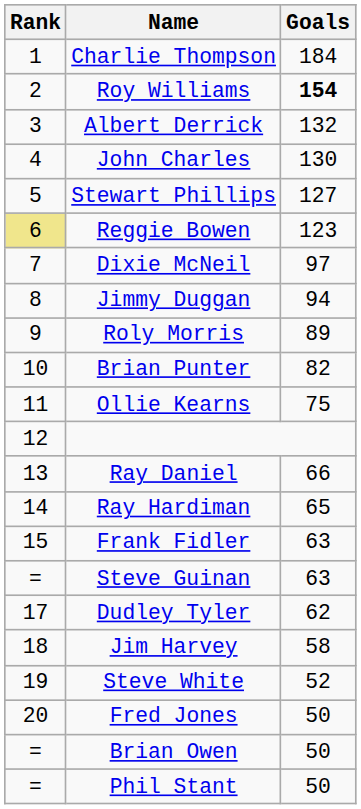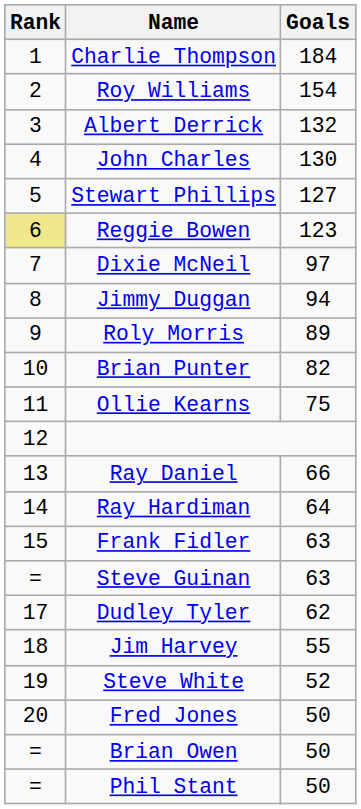(318, 92) bold -> (318, 92) normal
(318, 509) 65 -> (318, 509) 64
(318, 648) 58 -> (318, 648) 55
